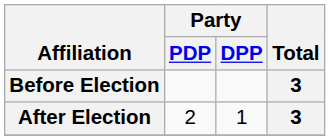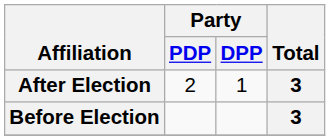rows swapped: (84, 85) <-> (84, 118)
